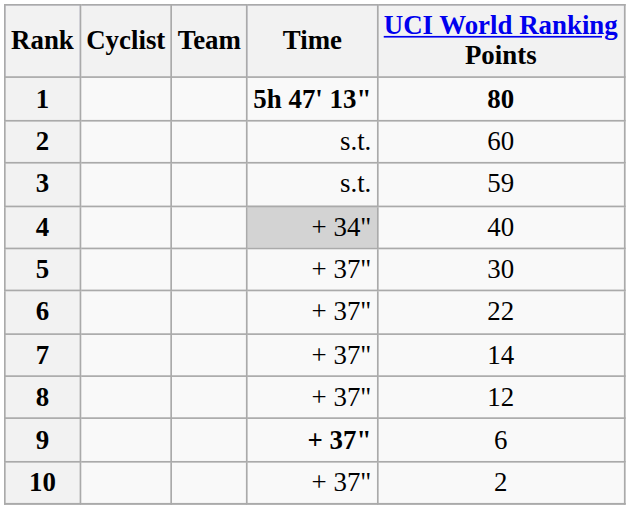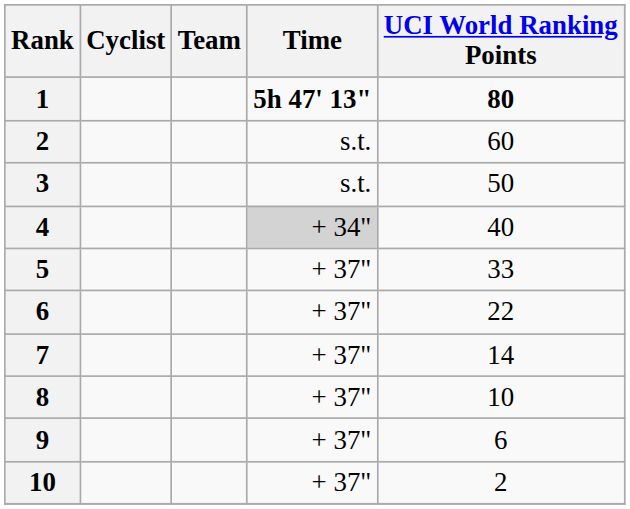(501, 183) 59 -> (501, 183) 50
(501, 269) 30 -> (501, 269) 33
(501, 397) 12 -> (501, 397) 10
(339, 439) bold -> (341, 439) normal
